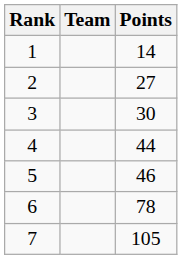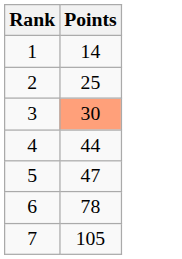- column: (87, 20)
(146, 82) 27 -> (90, 82) 25
(146, 113) no background -> (90, 113) lightsalmon background
(146, 176) 46 -> (90, 176) 47
